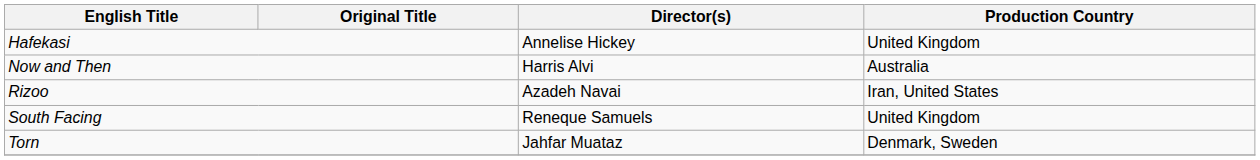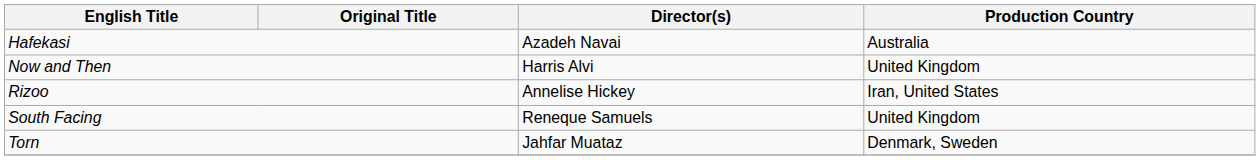(579, 42) Annelise Hickey -> (572, 42) Azadeh Navai
(924, 42) United Kingdom -> (898, 42) Australia
(898, 67) Australia -> (924, 67) United Kingdom
(572, 92) Azadeh Navai -> (579, 92) Annelise Hickey
